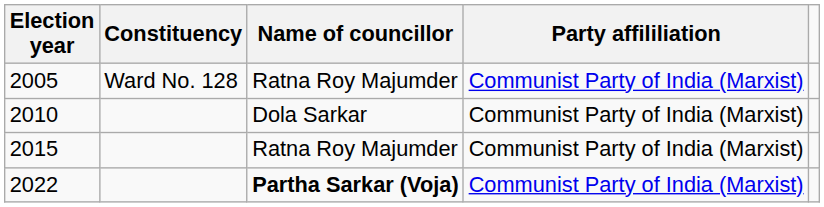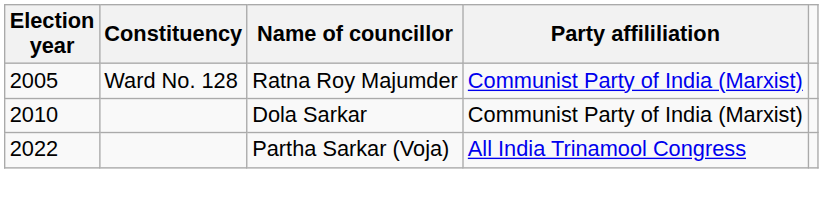- row: (34, 149)
(355, 184) bold -> (351, 149) normal
(636, 184) Communist Party of India (Marxist) -> (607, 149) All India Trinamool Congress
